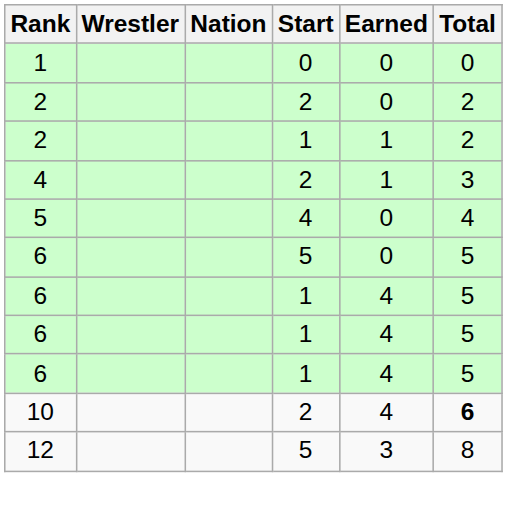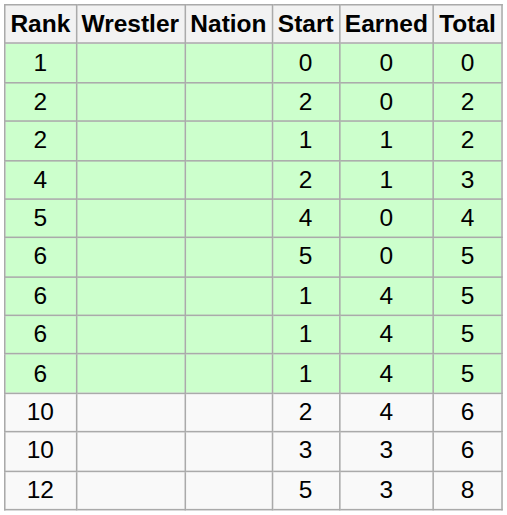(467, 412) bold -> (467, 412) normal
+ row: (40, 450)
